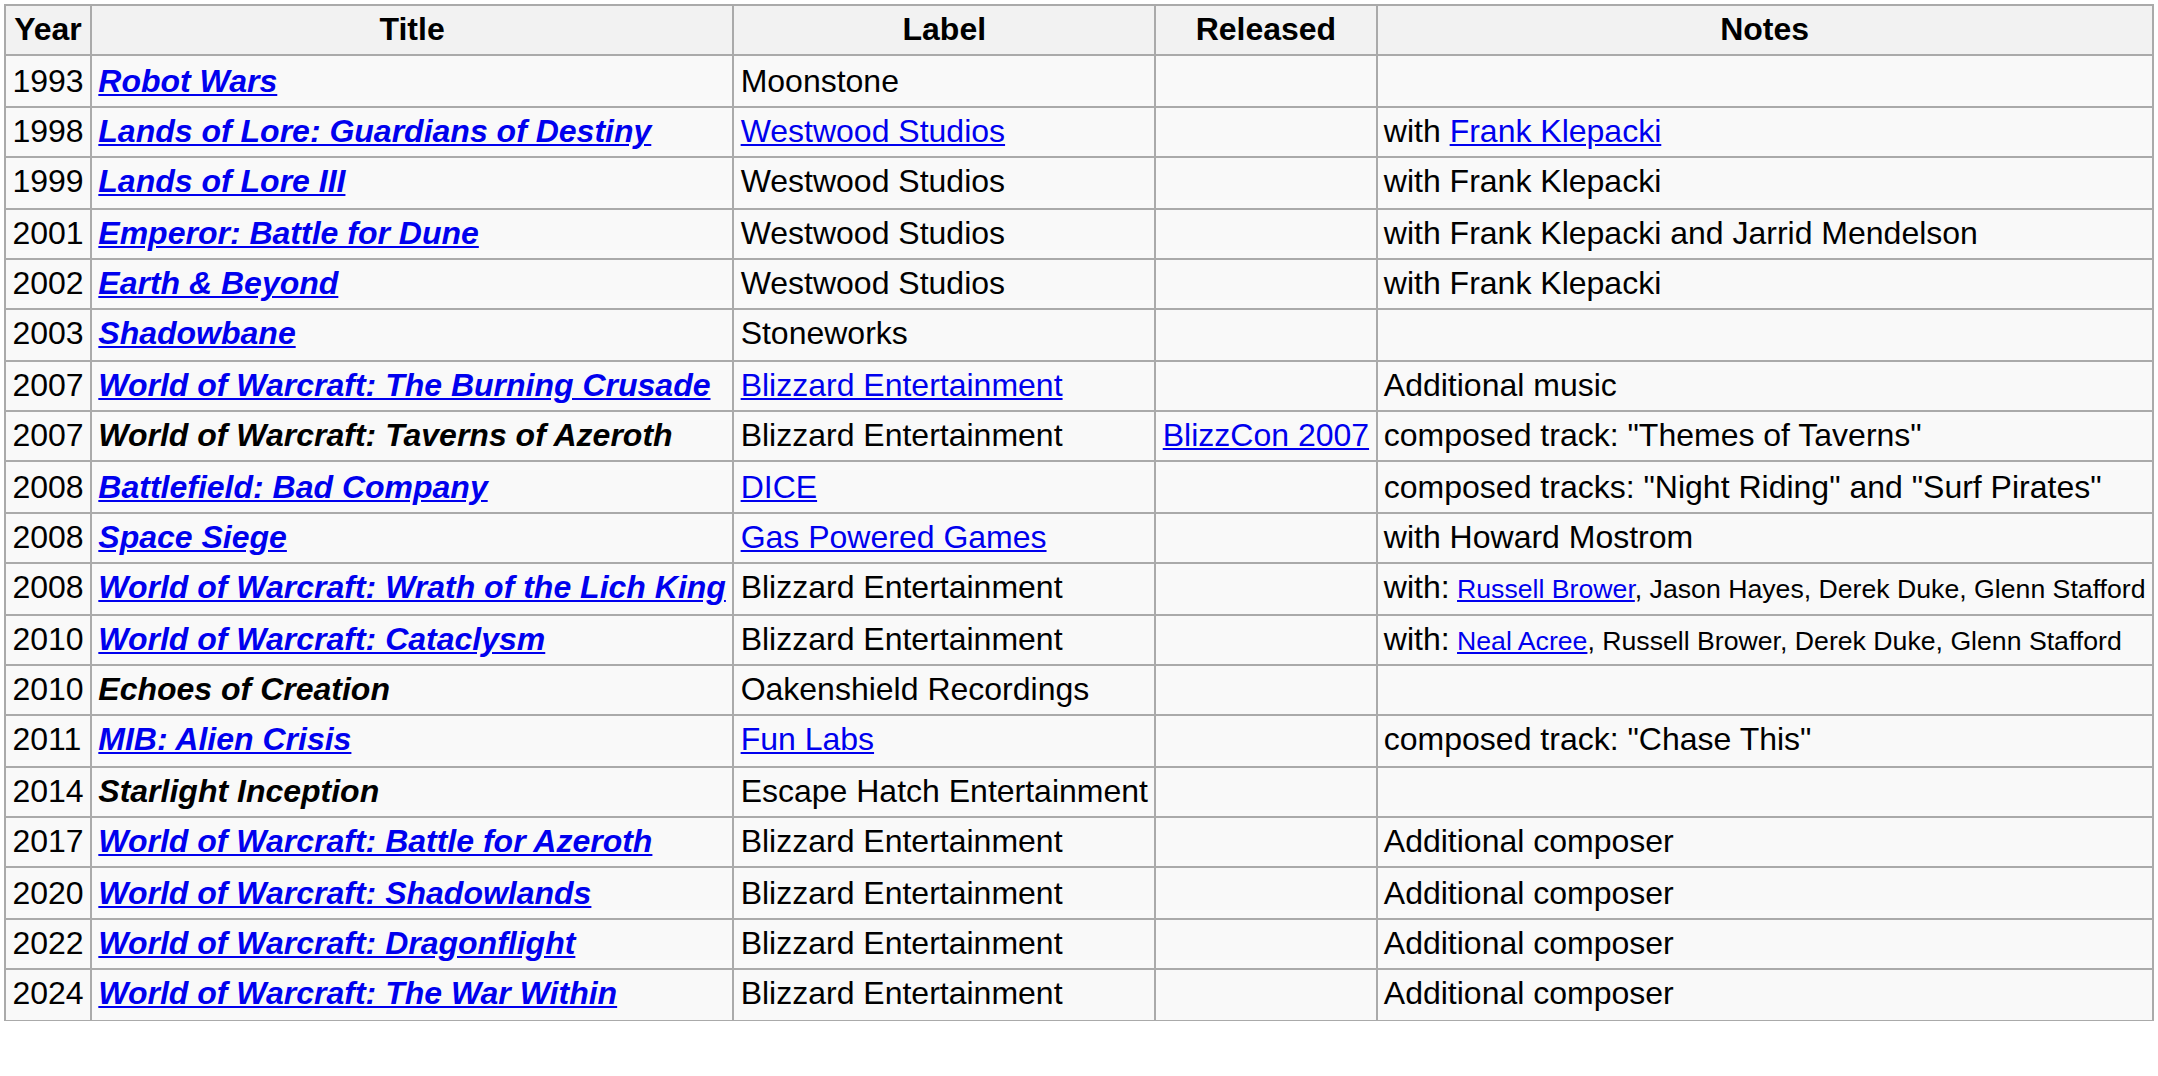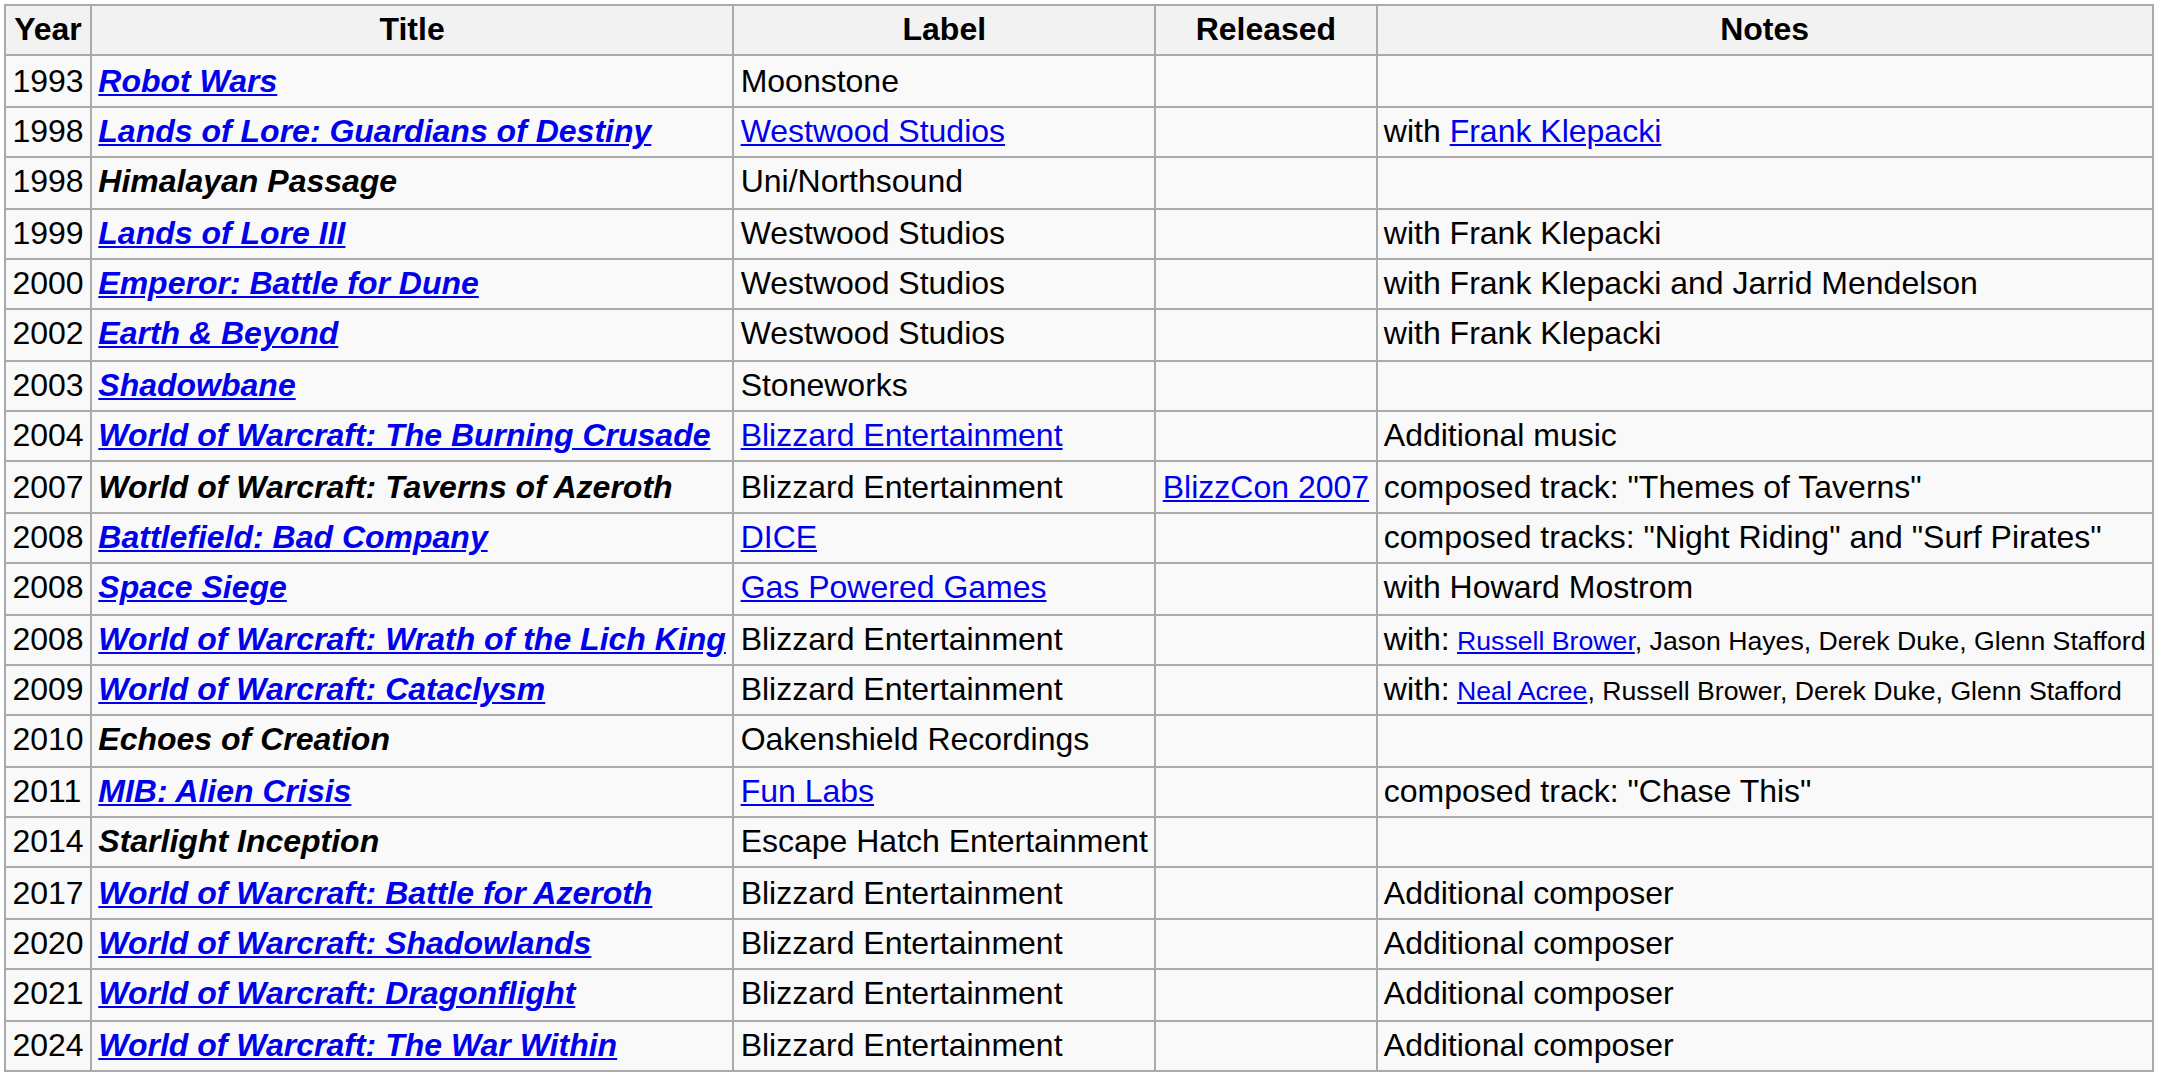+ row: (248, 182)
(48, 232) 2001 -> (48, 283) 2000
(48, 385) 2007 -> (48, 435) 2004
(48, 638) 2010 -> (48, 689) 2009
(48, 943) 2022 -> (48, 994) 2021
